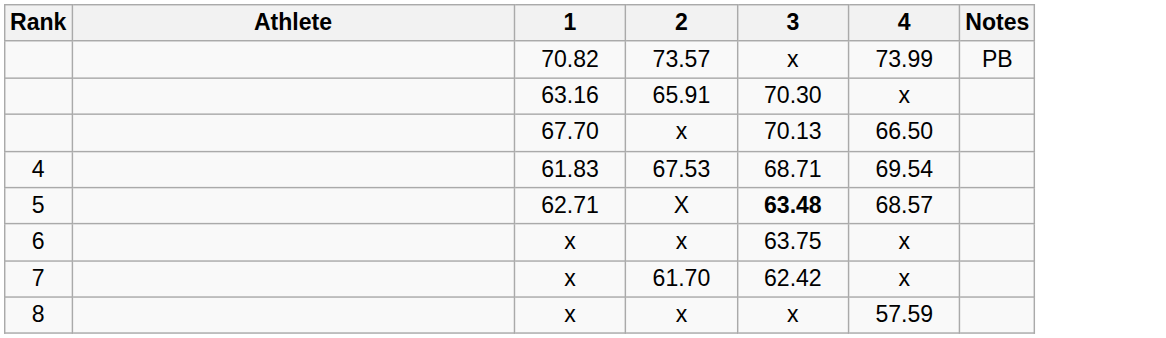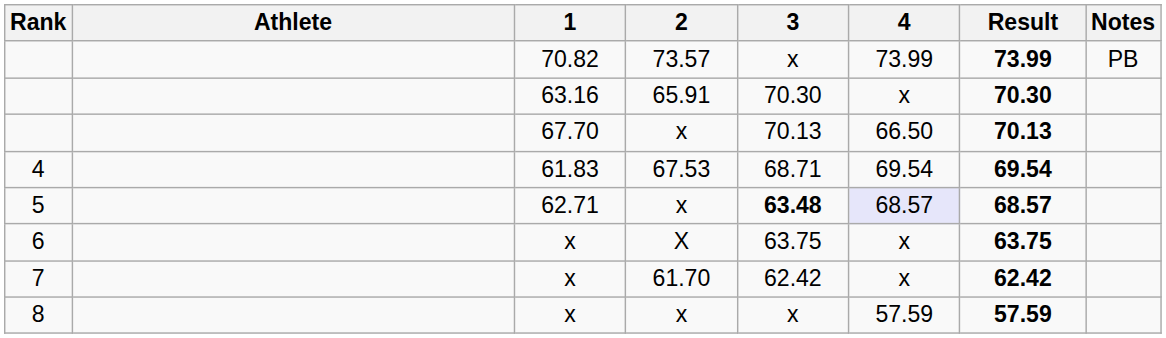+ column: (1023, 22)
(681, 205) X -> (681, 205) x
(904, 205) no background -> (904, 205) lavender background
(681, 242) x -> (681, 242) X
